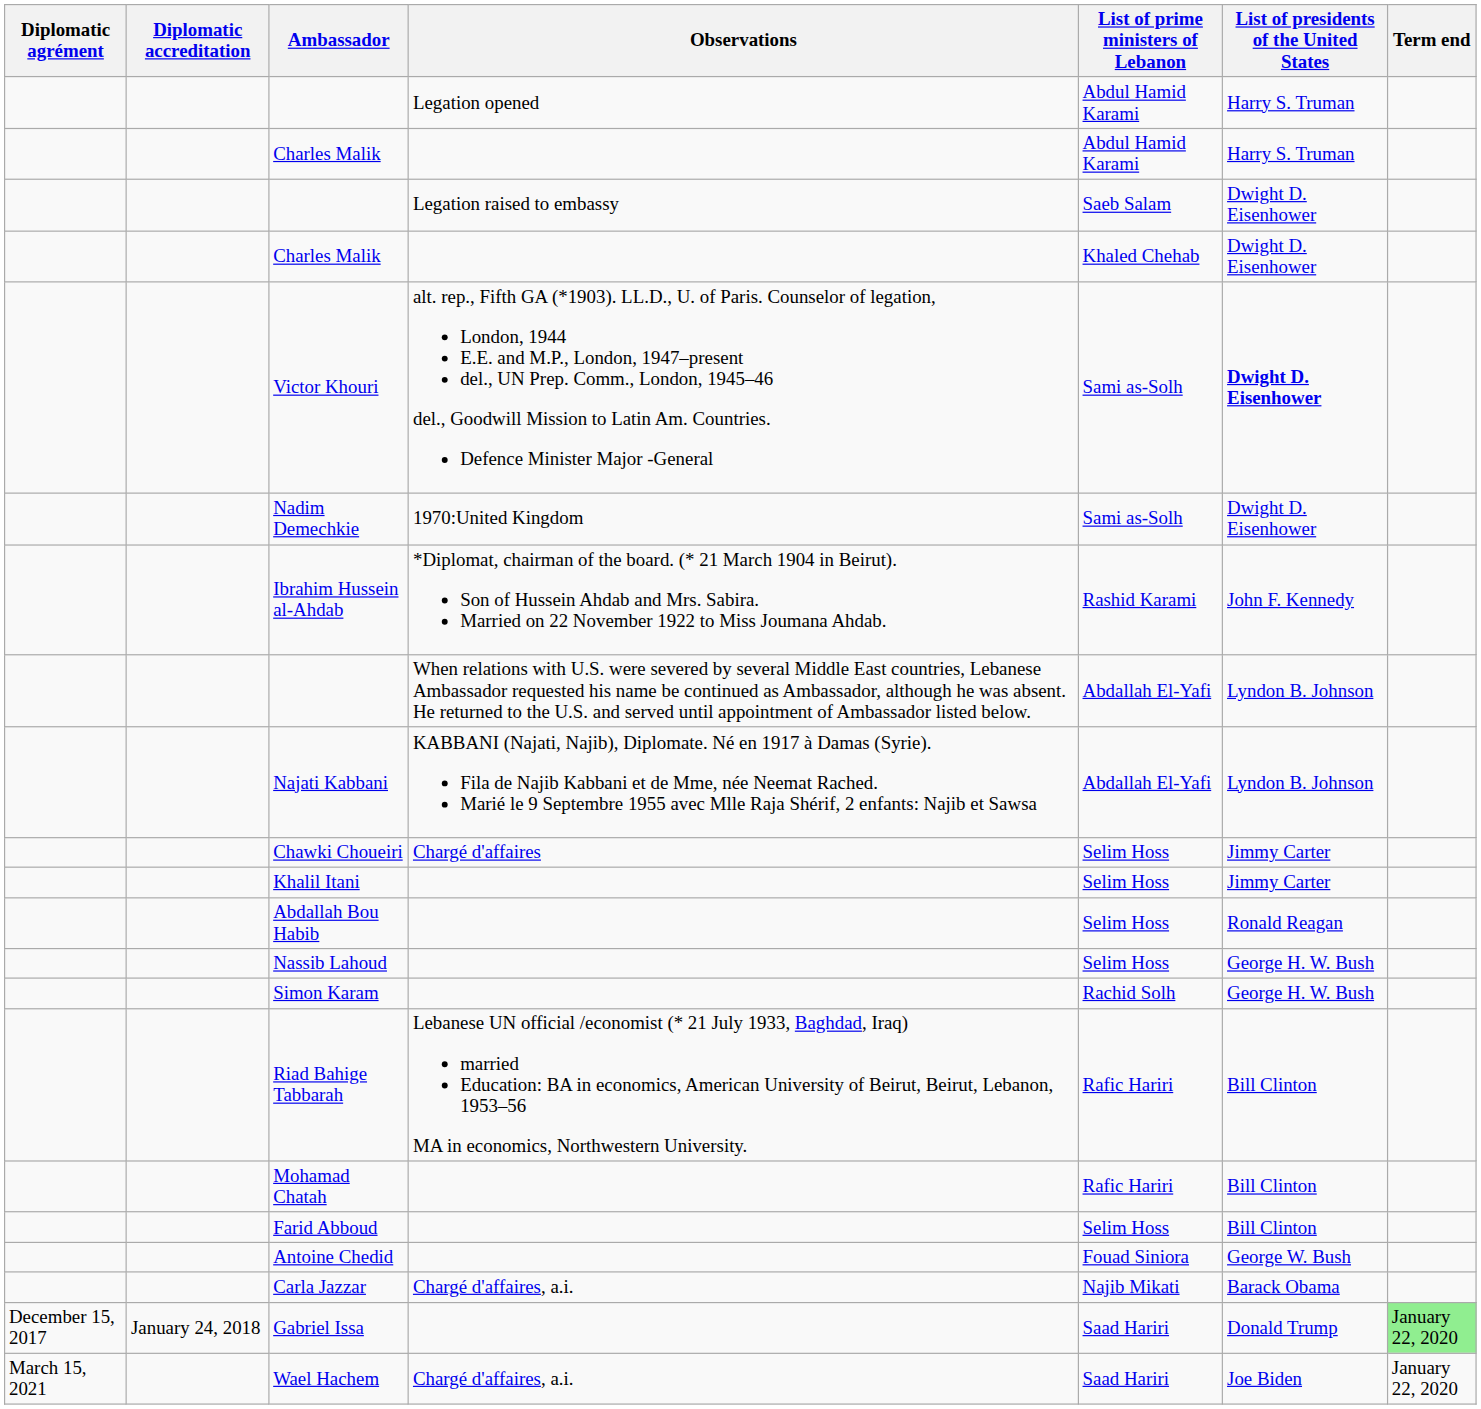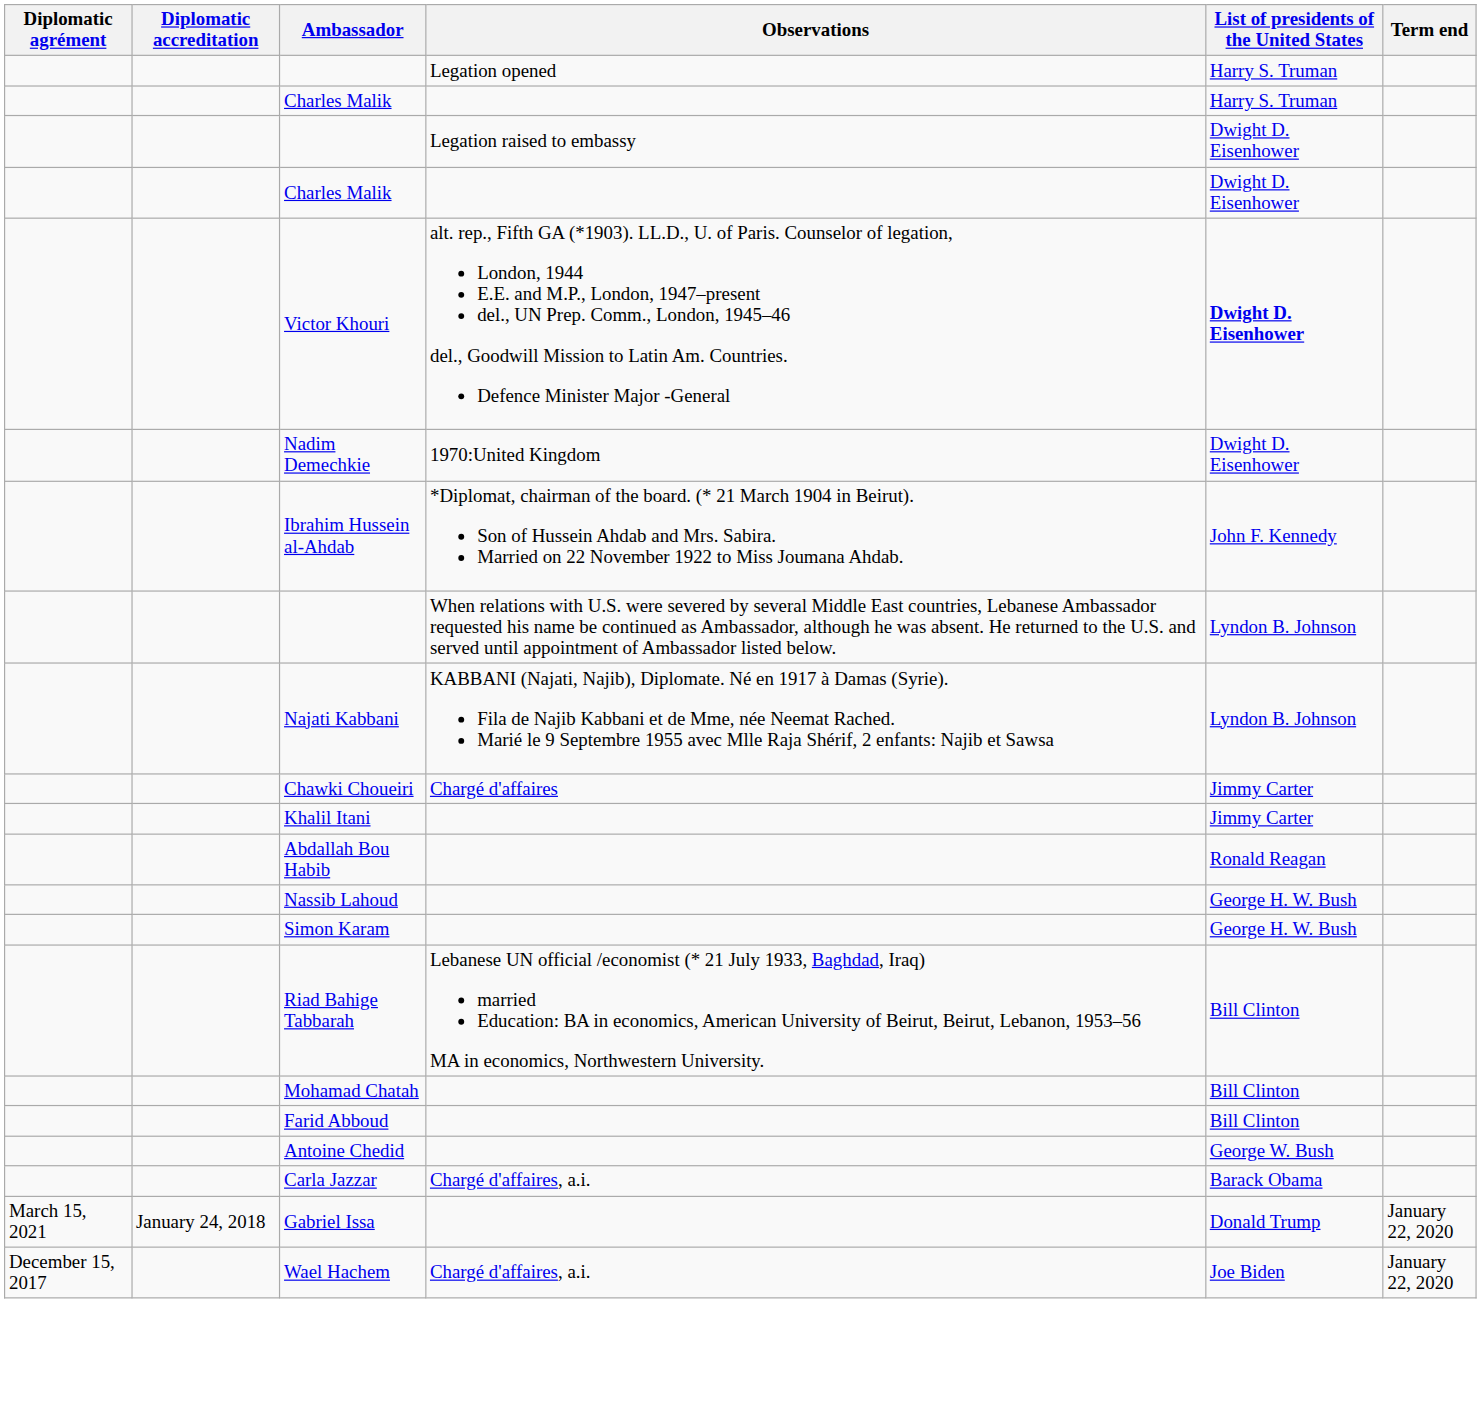- column: (1150, 40)
(62, 1327) December 15, 2017 -> (48, 1221) March 15, 2021
(1425, 1327) lightgreen background -> (1421, 1221) no background
(48, 1378) March 15, 2021 -> (62, 1272) December 15, 2017
